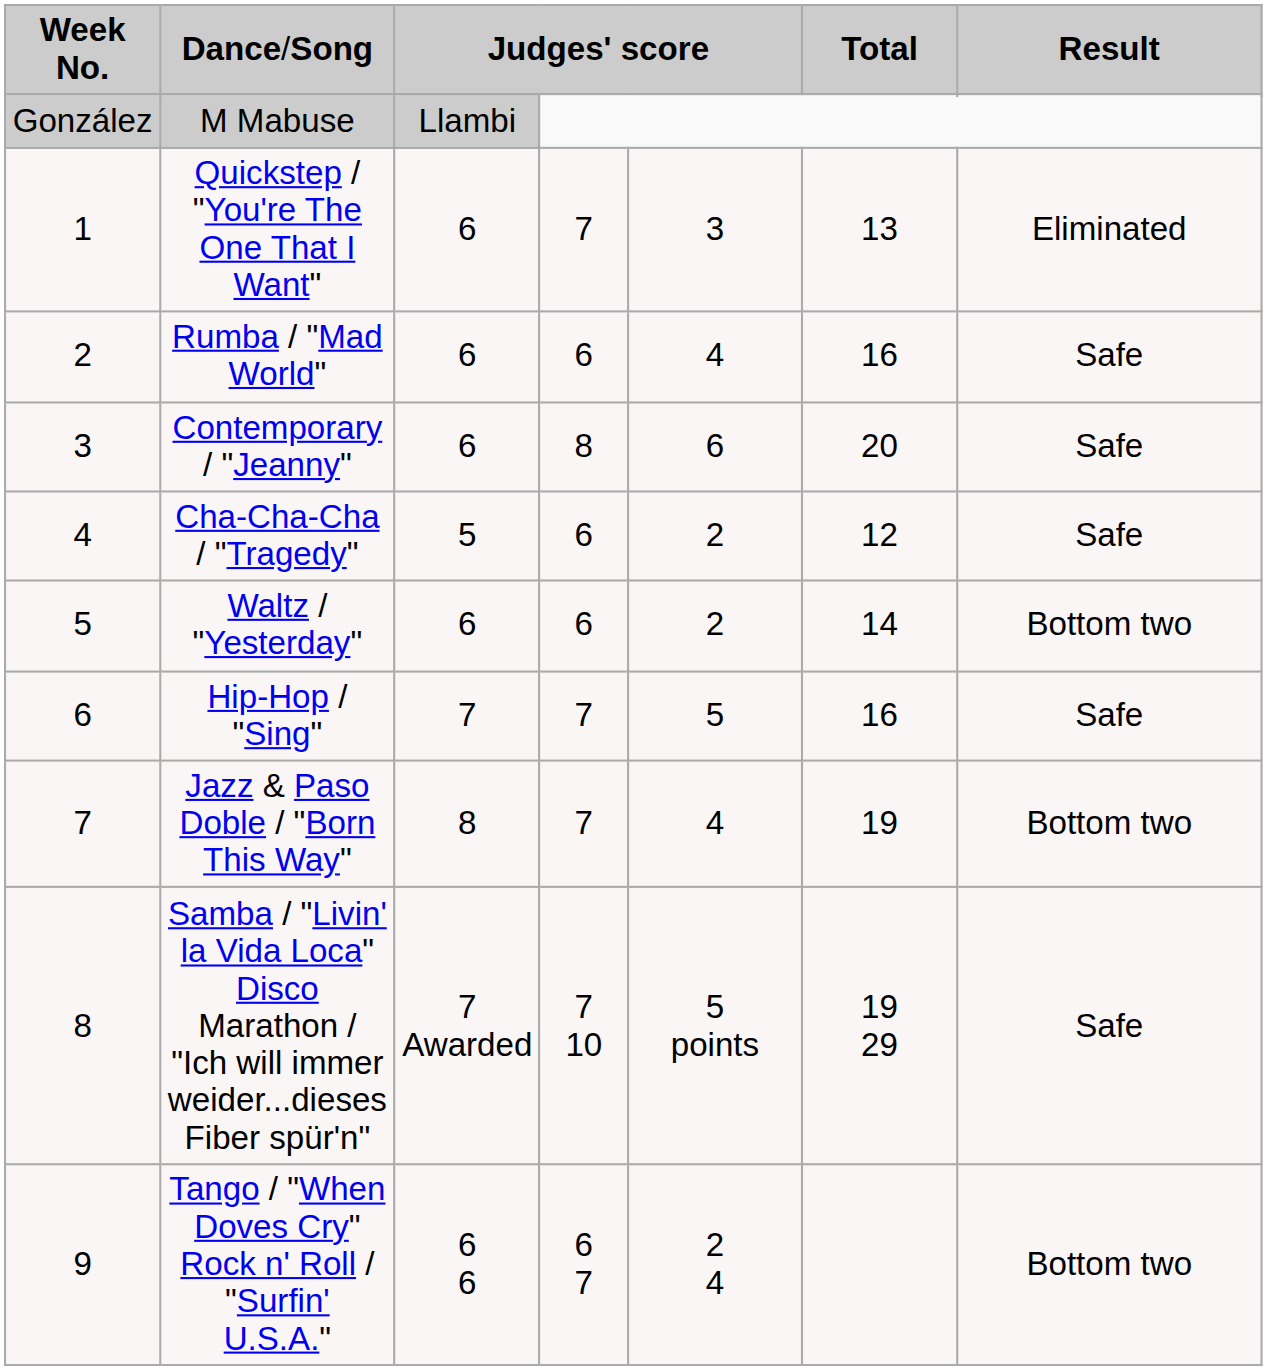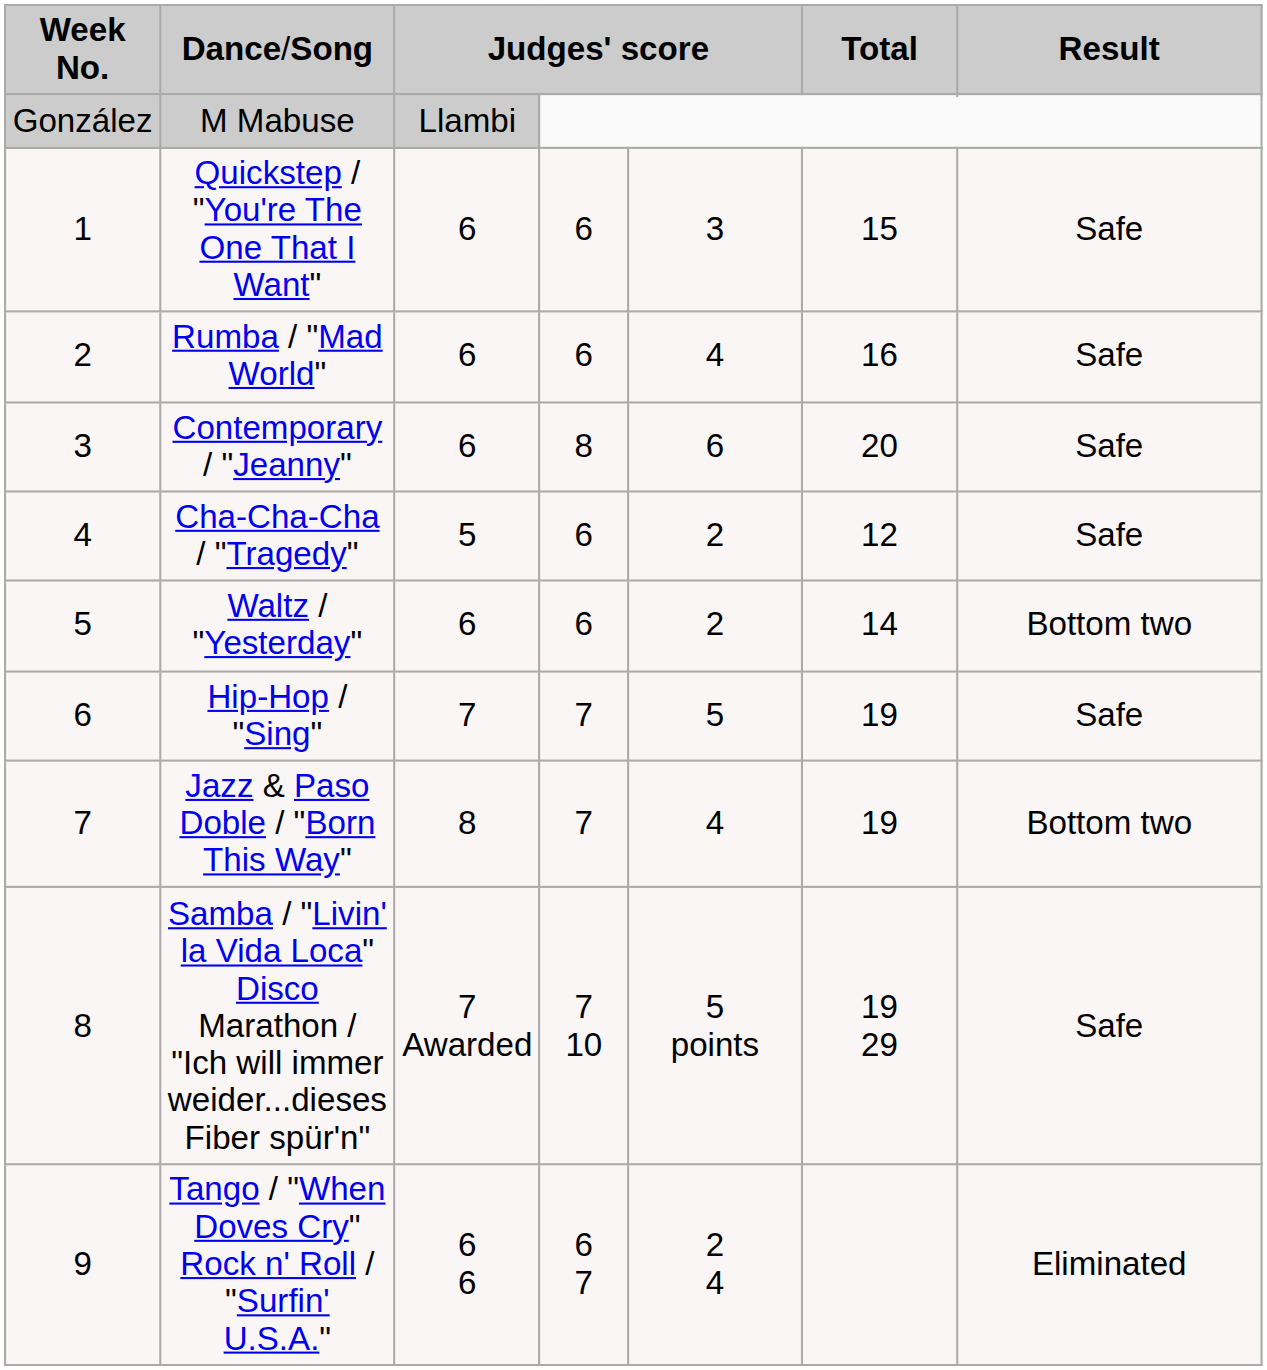(584, 228) 7 -> (584, 228) 6
(880, 228) 13 -> (880, 228) 15
(1109, 228) Eliminated -> (1109, 228) Safe
(880, 715) 16 -> (880, 715) 19
(1109, 1263) Bottom two -> (1109, 1263) Eliminated
